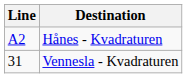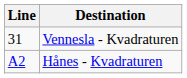rows swapped: (102, 38) <-> (110, 61)
